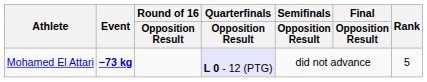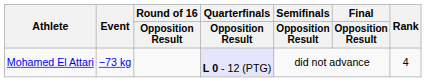(116, 63) bold -> (115, 63) normal
(407, 63) 5 -> (406, 63) 4
